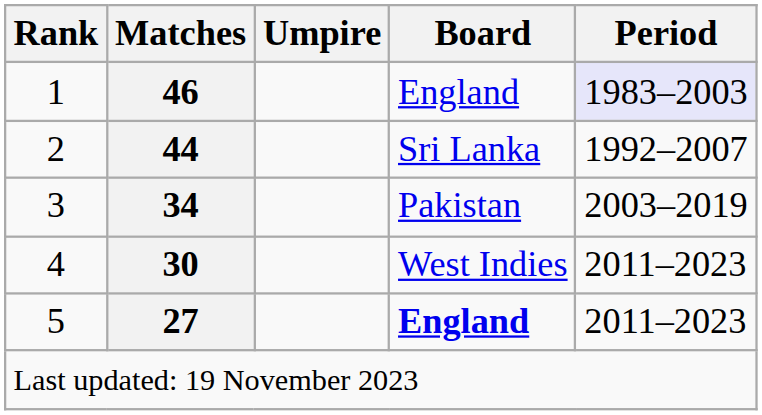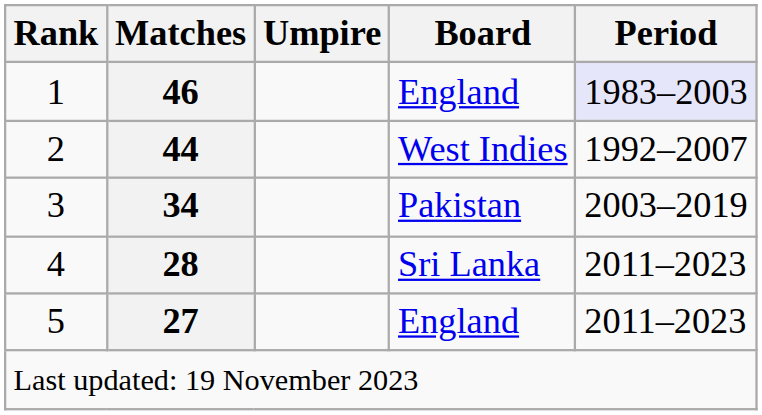(469, 148) Sri Lanka -> (483, 148) West Indies
(181, 263) 30 -> (181, 263) 28
(483, 263) West Indies -> (469, 263) Sri Lanka
(464, 321) bold -> (459, 321) normal
